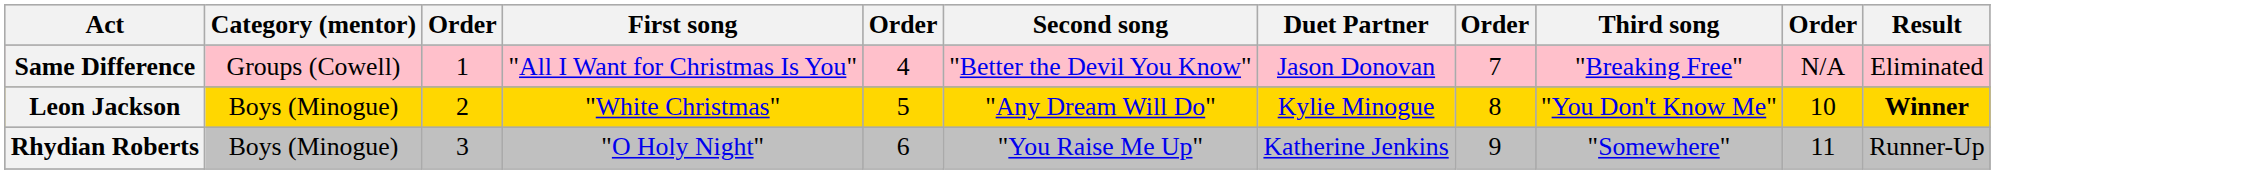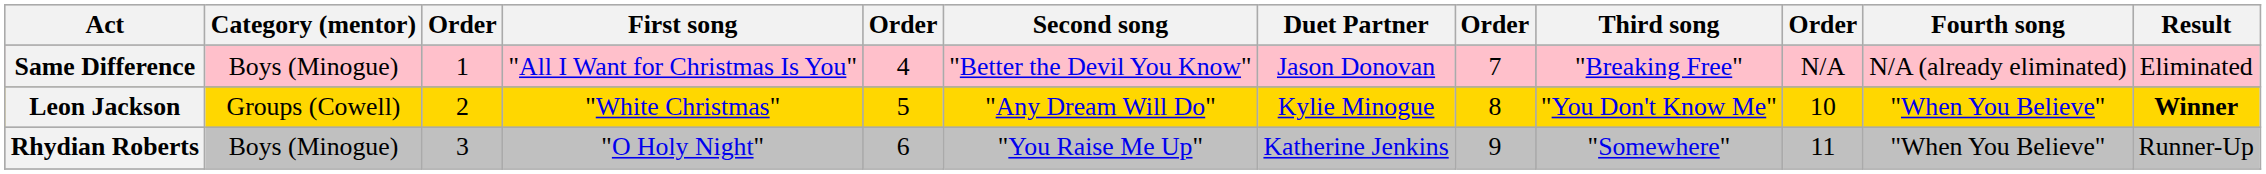+ column: (1998, 24)
(313, 65) Groups (Cowell) -> (313, 65) Boys (Minogue)
(313, 106) Boys (Minogue) -> (313, 106) Groups (Cowell)
